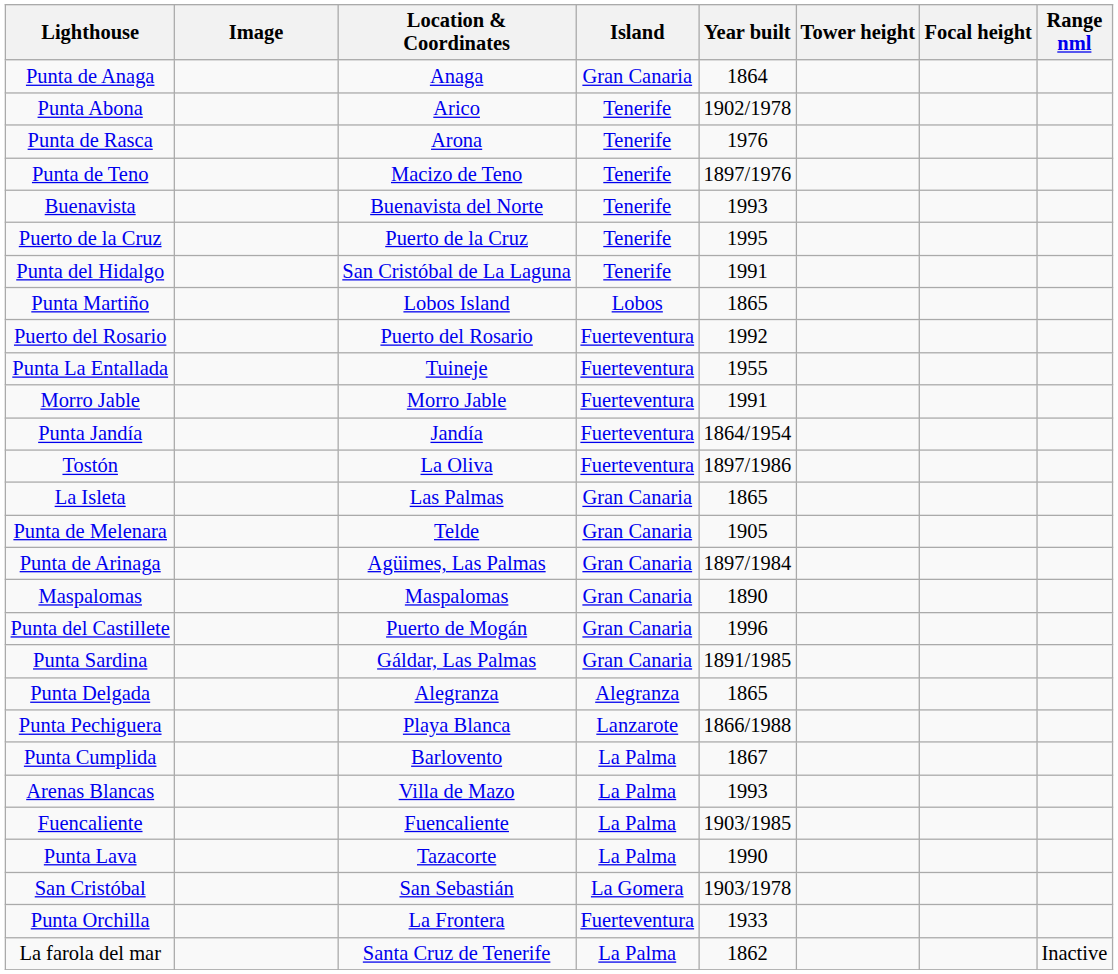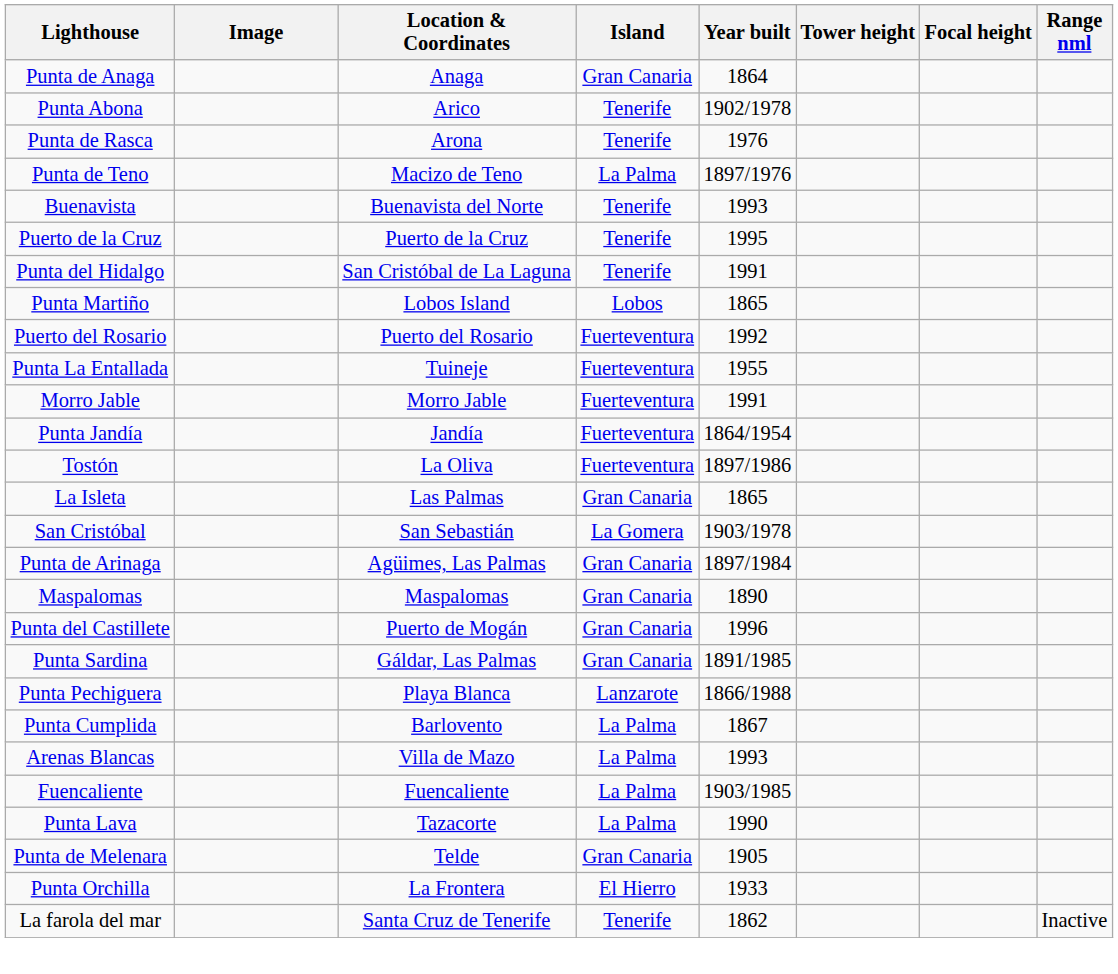(637, 173) Tenerife -> (637, 173) La Palma
rows swapped: (90, 530) <-> (90, 888)
- row: (90, 693)
(637, 920) Fuerteventura -> (637, 888) El Hierro
(637, 953) La Palma -> (637, 920) Tenerife
